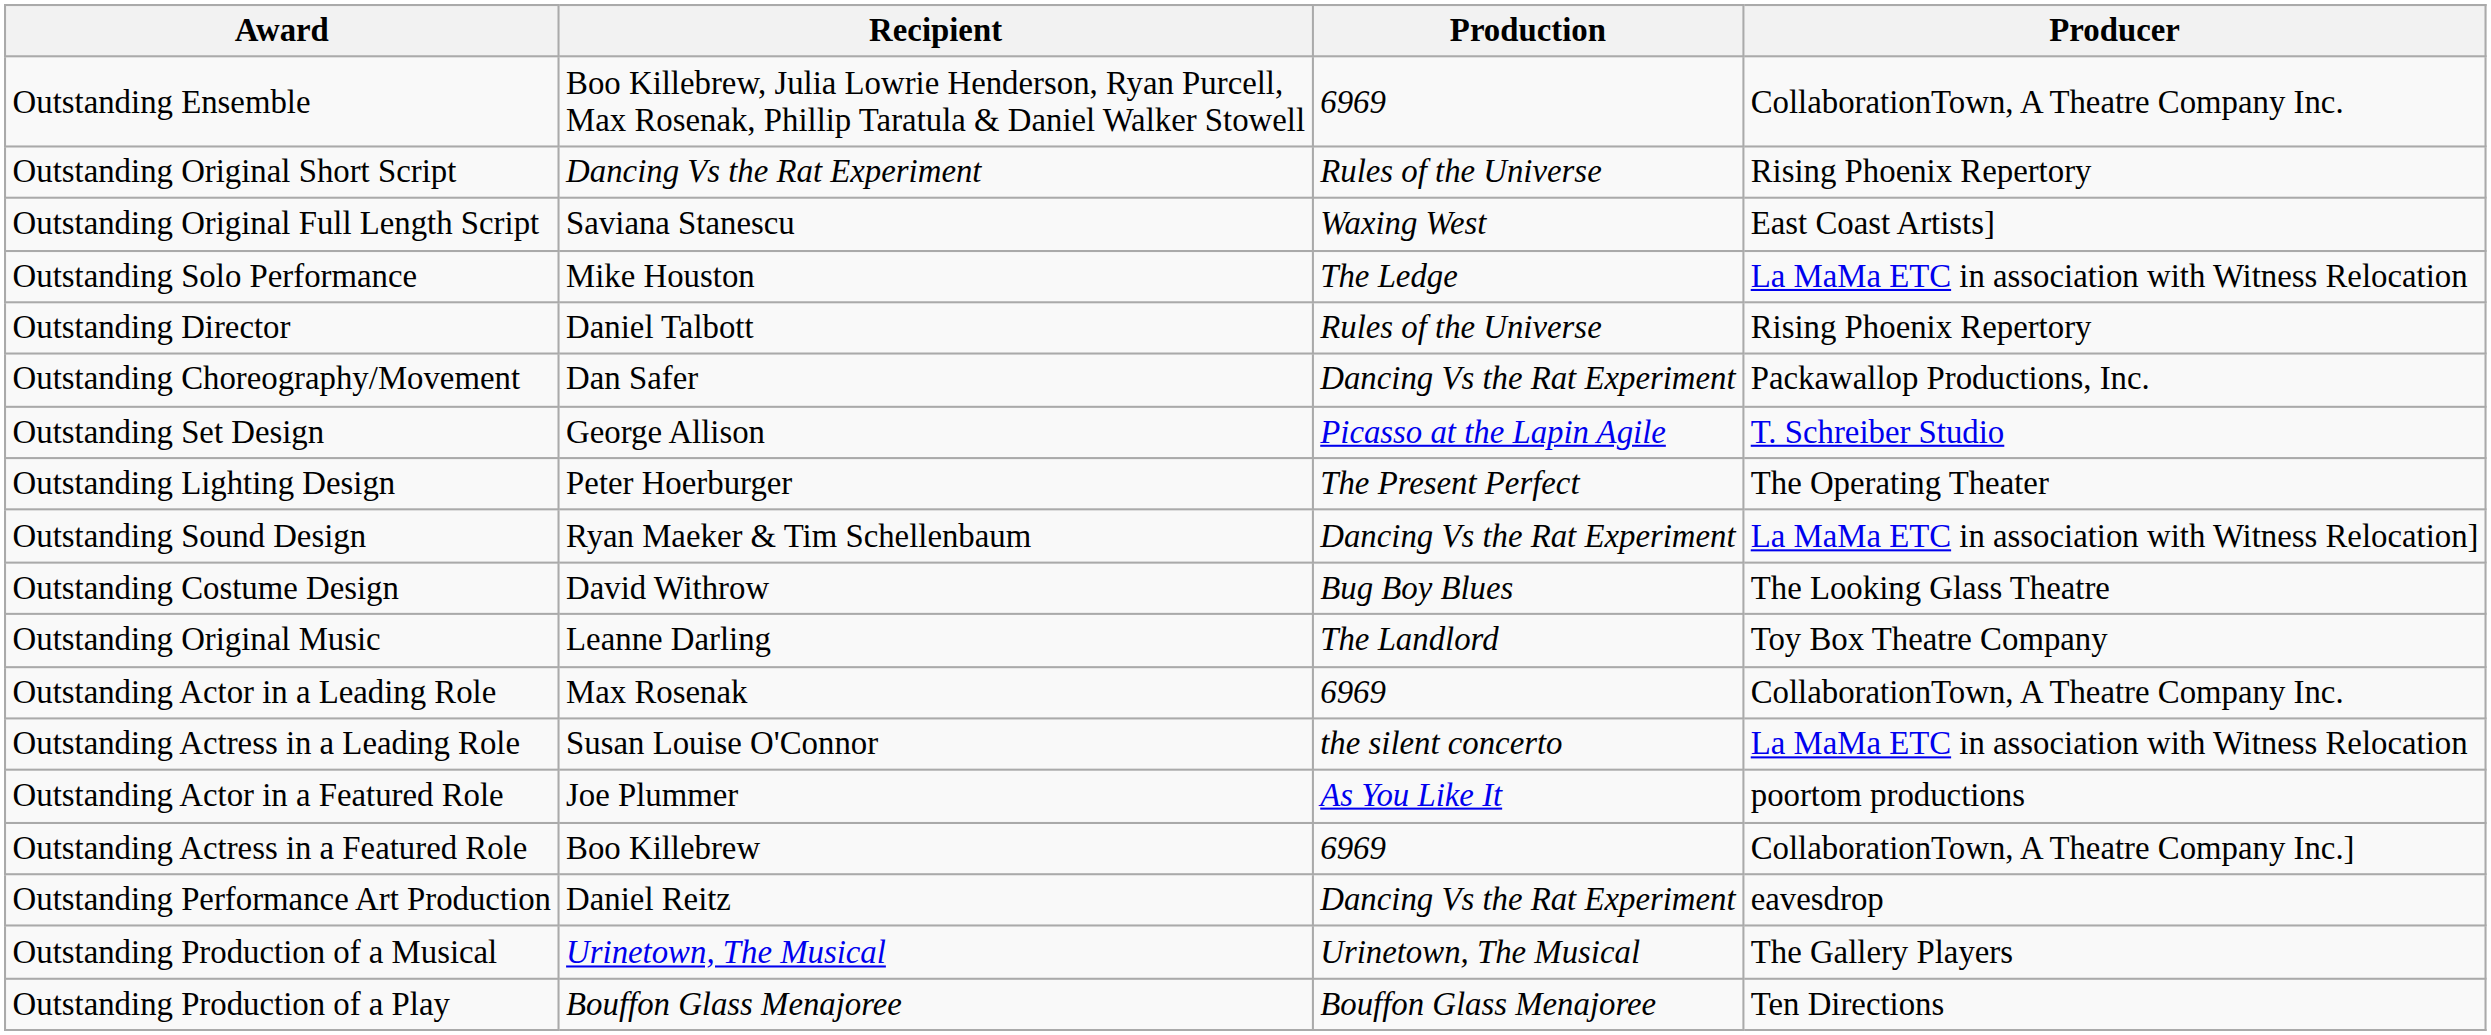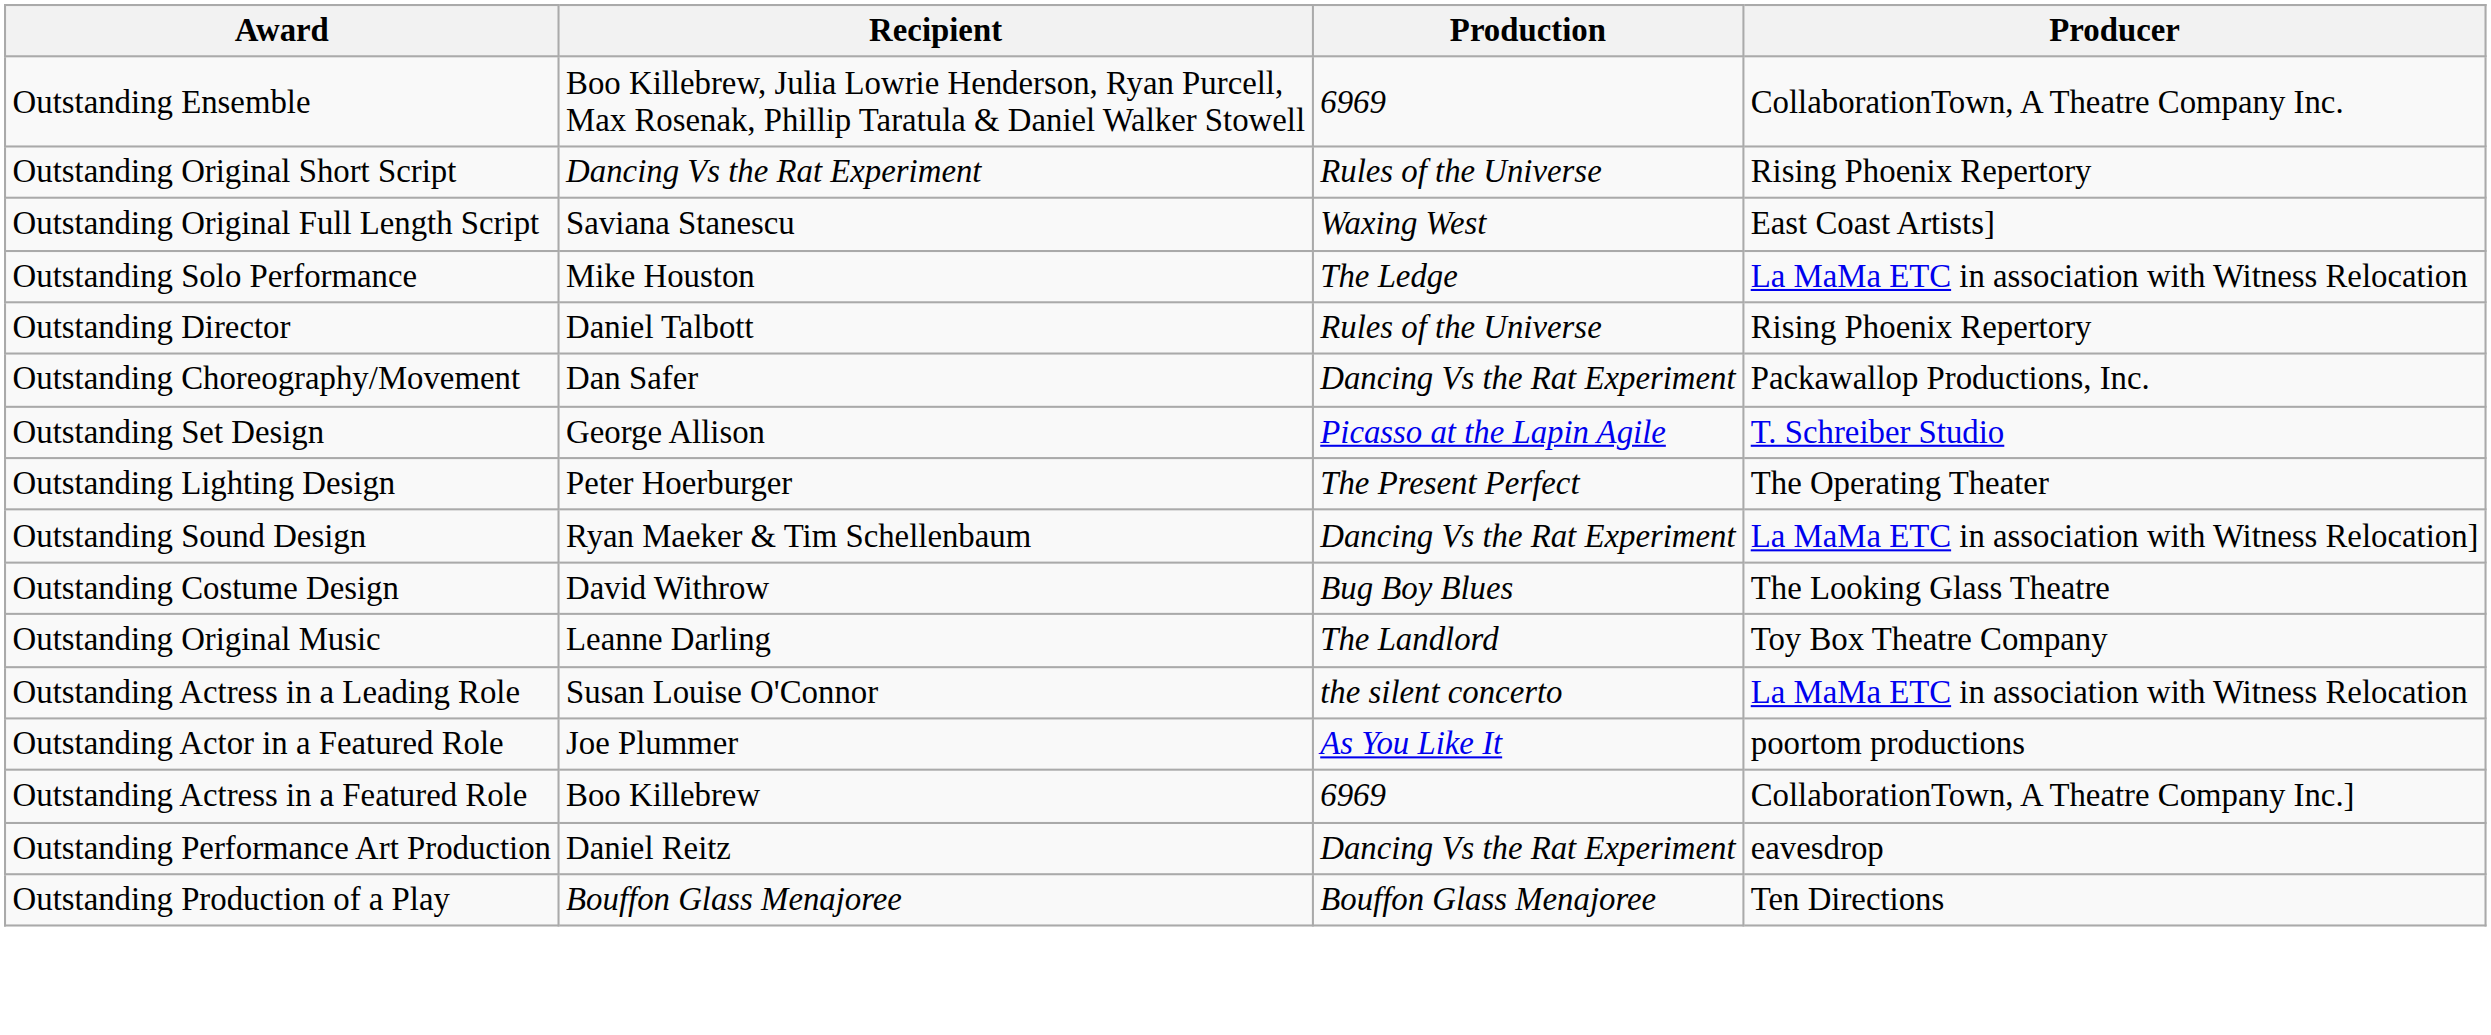- row: (254, 691)
- row: (255, 951)
